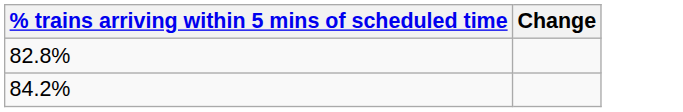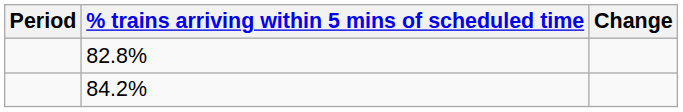+ column: (43, 21)
